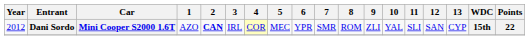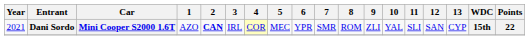(16, 26) 2012 -> (16, 26) 2021
